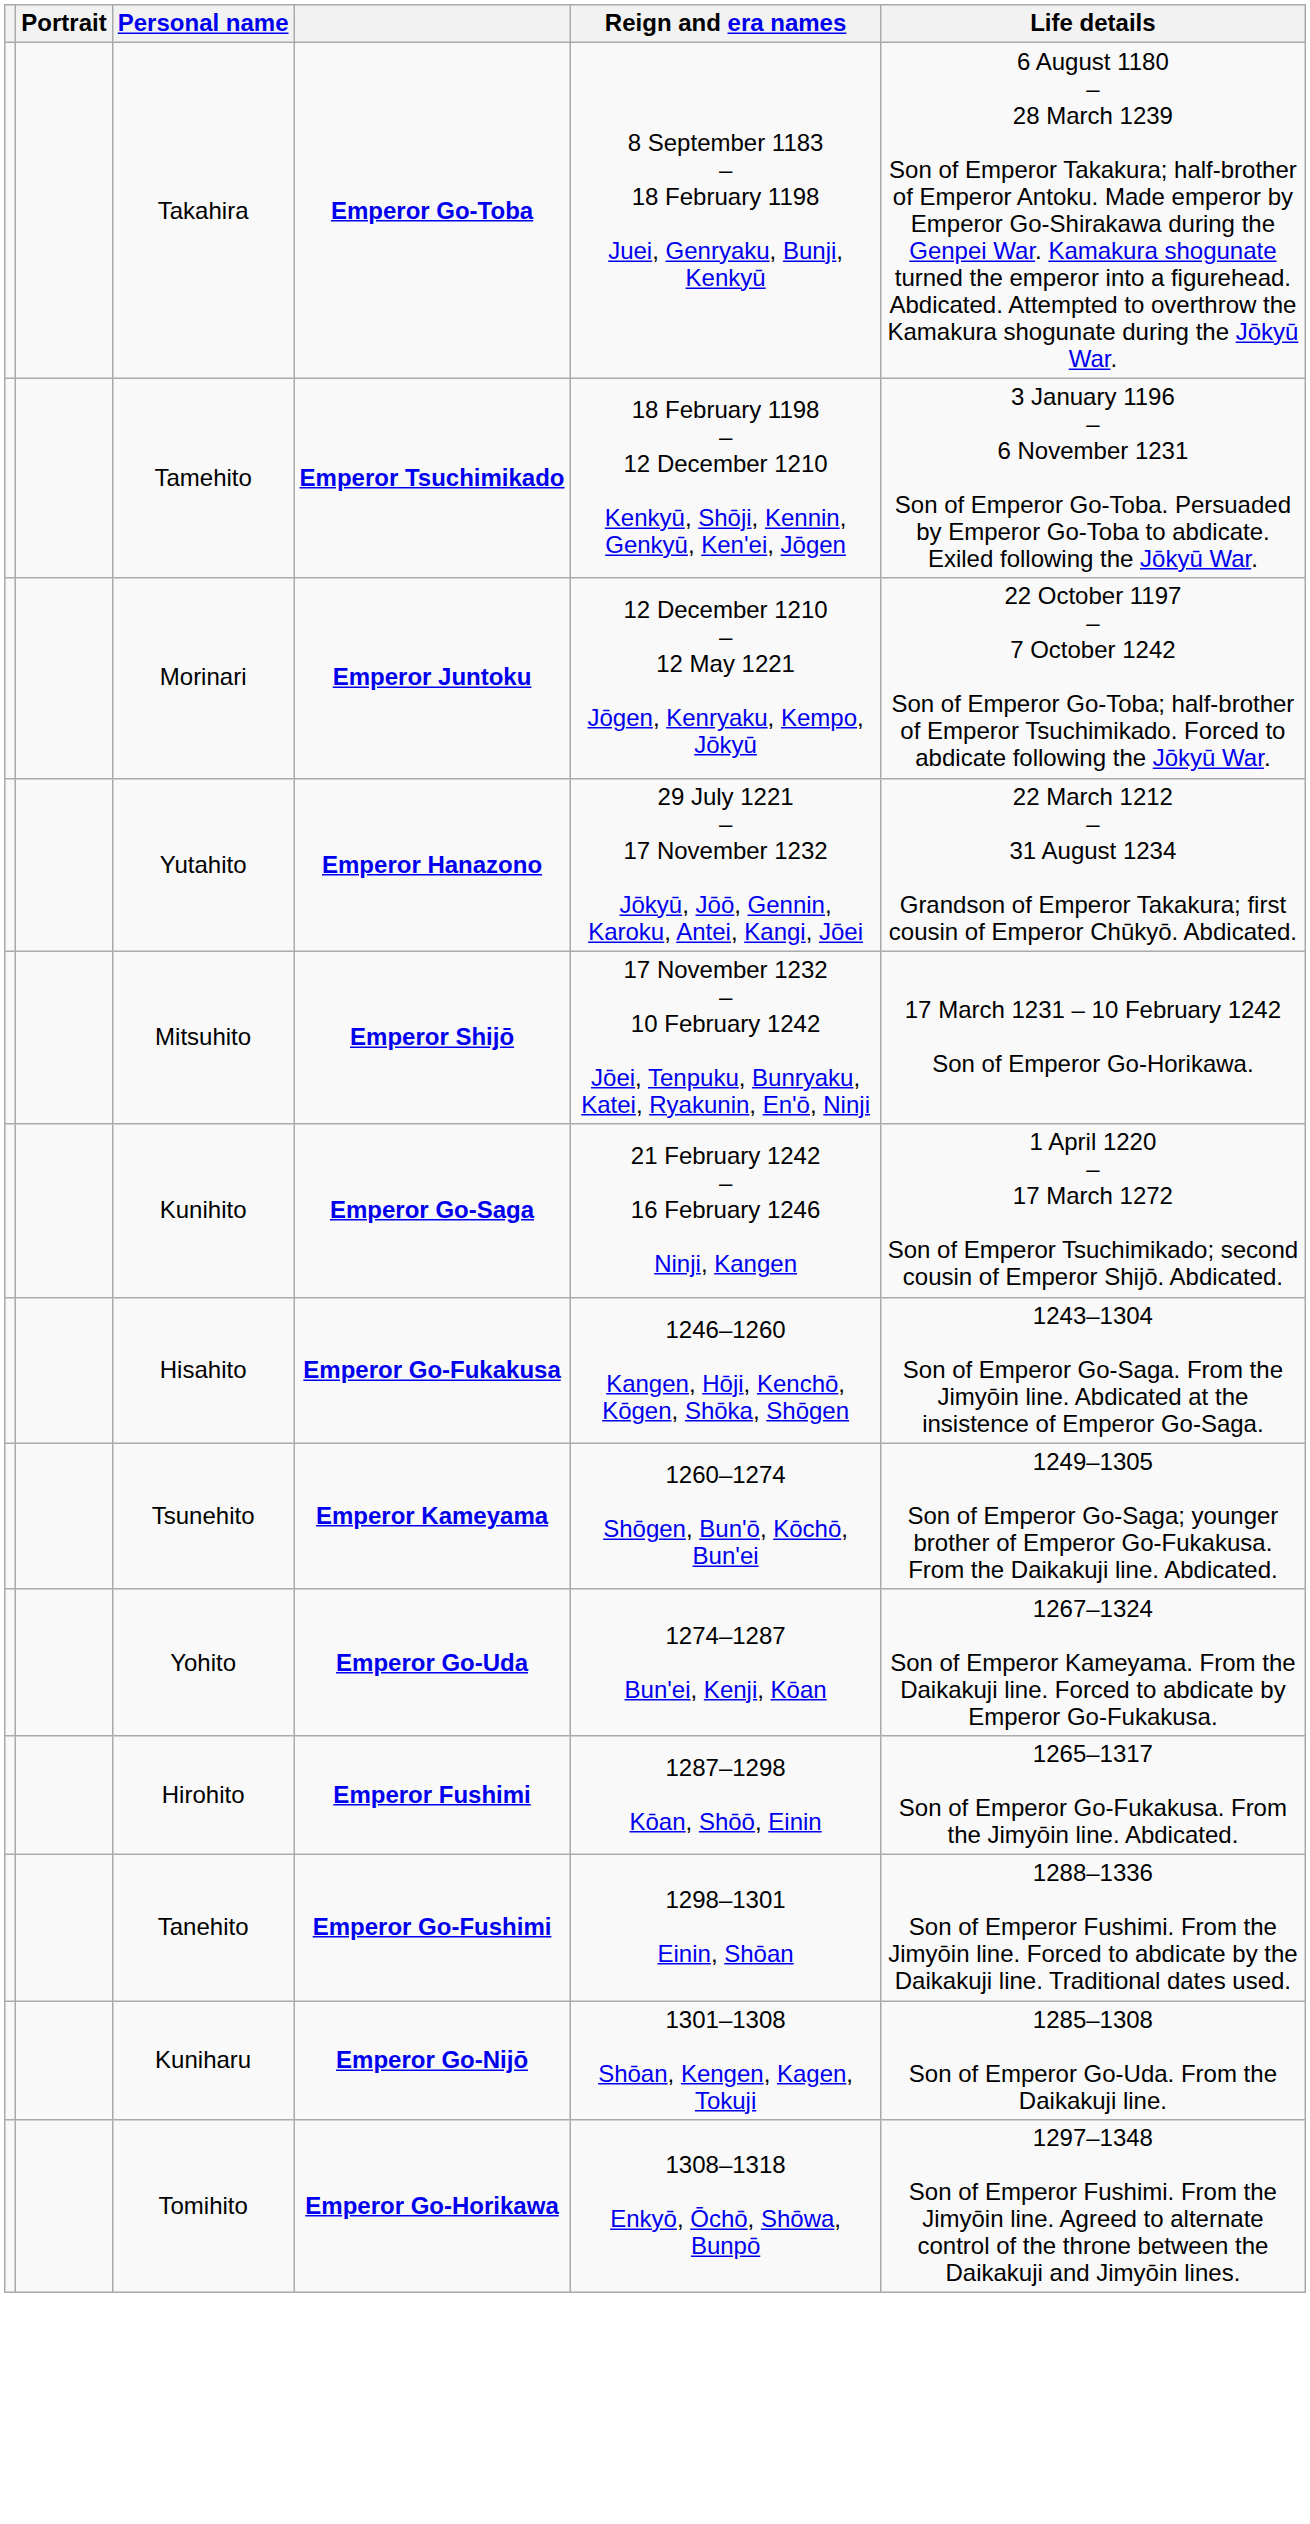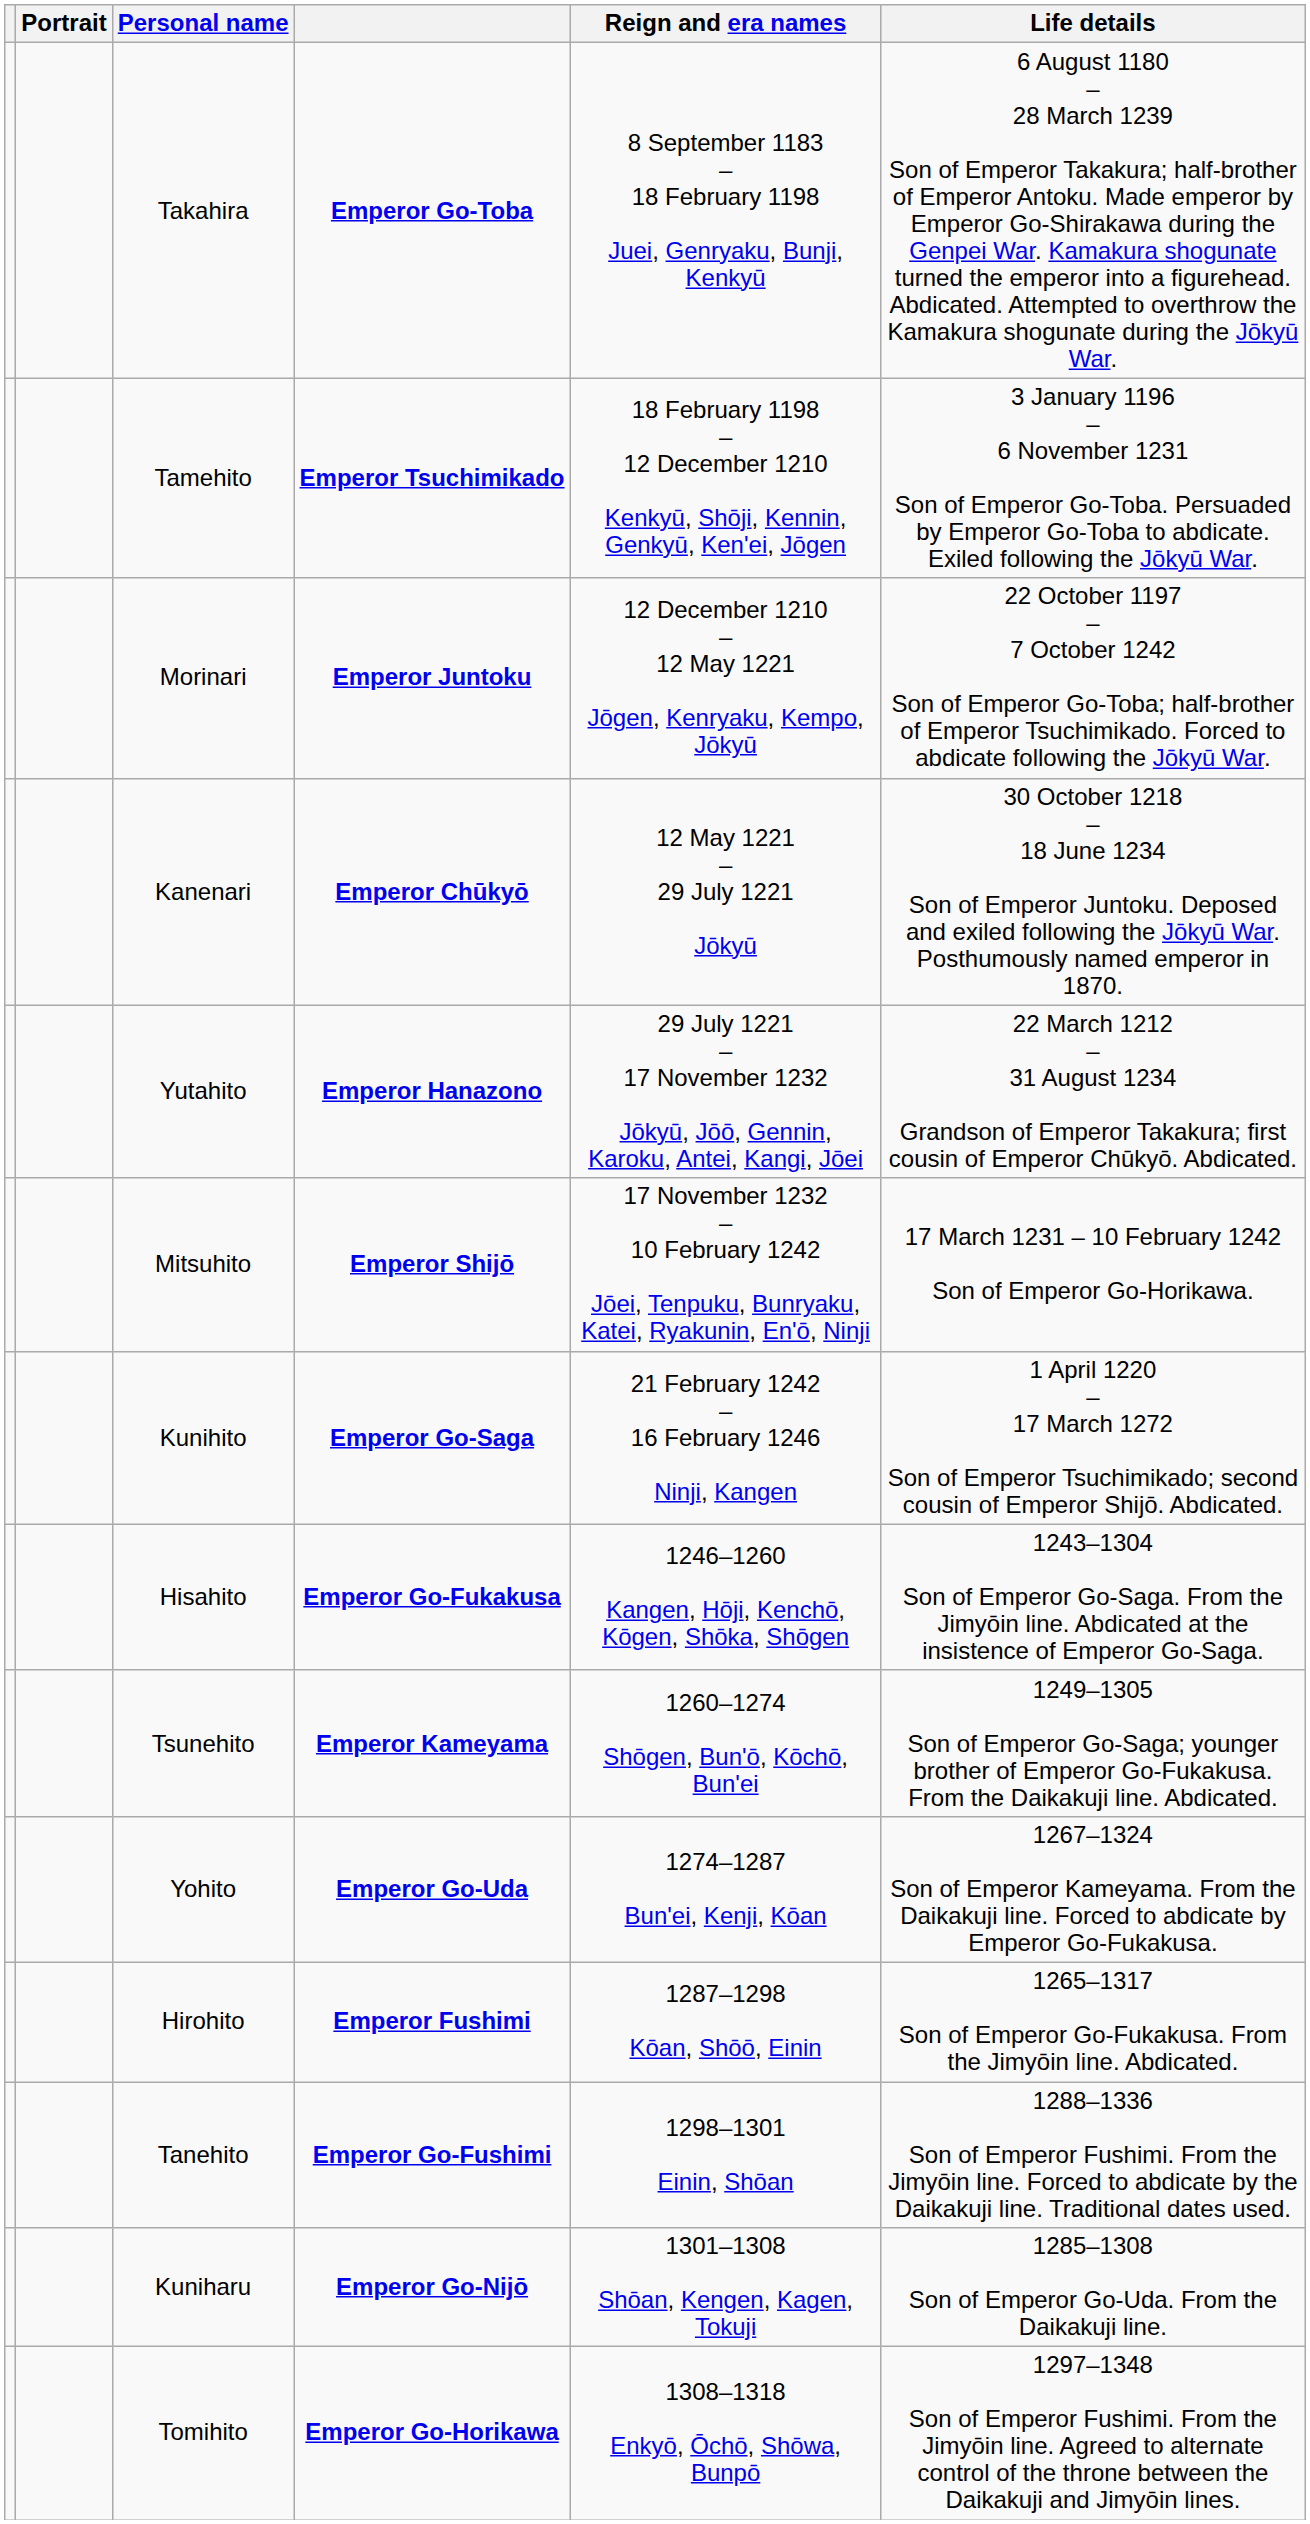+ row: (203, 891)
